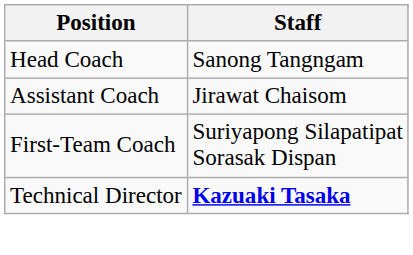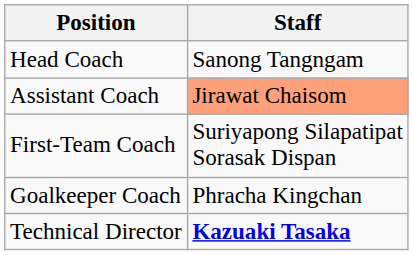(270, 95) no background -> (270, 95) lightsalmon background
+ row: (95, 194)
